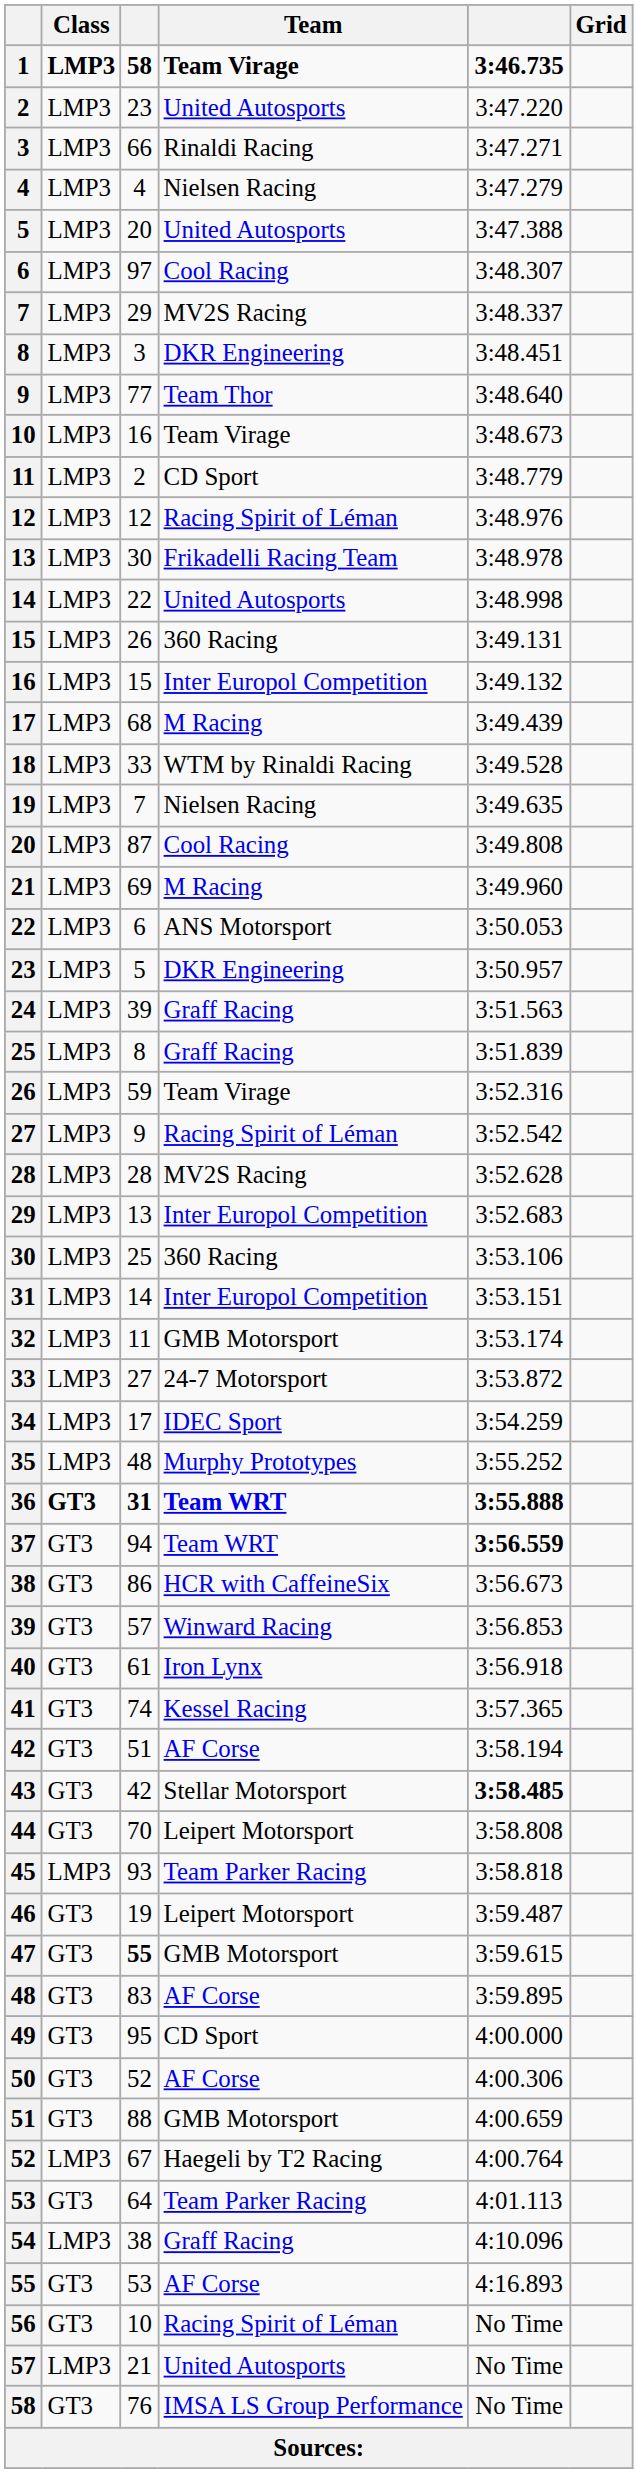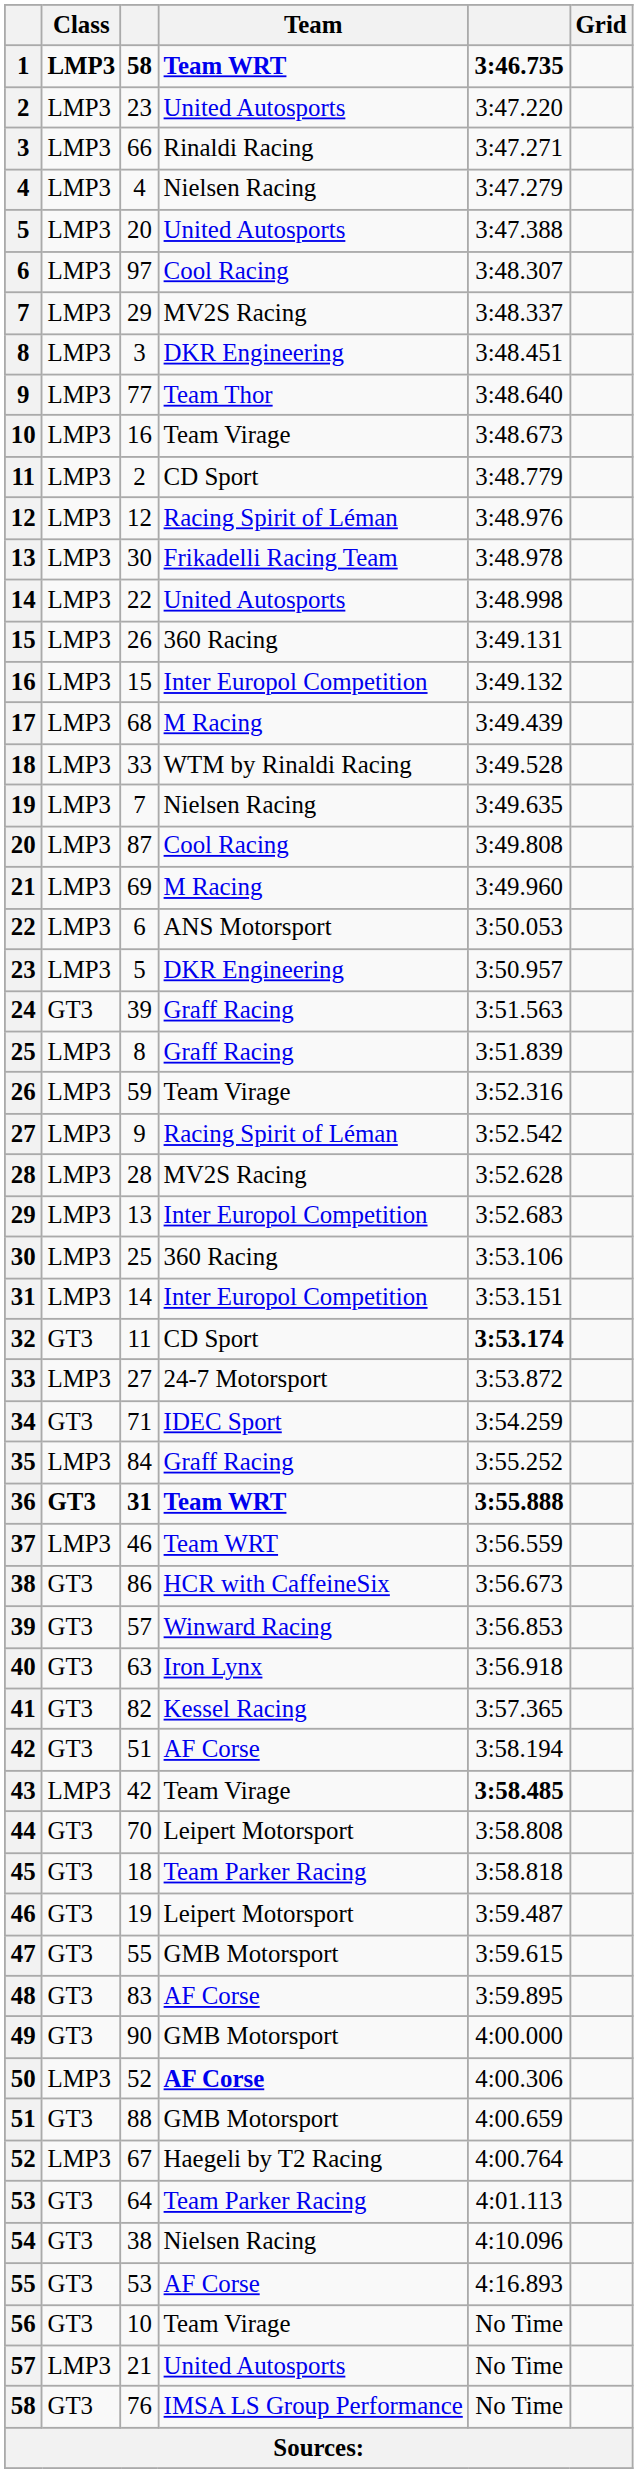(231, 65) Team Virage -> (225, 65) Team WRT
(79, 1010) LMP3 -> (70, 1010) GT3
(79, 1338) LMP3 -> (70, 1338) GT3
(251, 1338) GMB Motorsport -> (211, 1338) CD Sport
(519, 1338) normal -> (519, 1338) bold
(79, 1420) LMP3 -> (70, 1420) GT3
(139, 1420) 17 -> (139, 1420) 71
(139, 1461) 48 -> (139, 1461) 84
(260, 1461) Murphy Prototypes -> (229, 1461) Graff Racing
(70, 1543) GT3 -> (79, 1543) LMP3
(139, 1543) 94 -> (139, 1543) 46
(519, 1543) bold -> (519, 1543) normal
(139, 1667) 61 -> (139, 1667) 63
(139, 1708) 74 -> (139, 1708) 82
(70, 1790) GT3 -> (79, 1790) LMP3
(255, 1790) Stellar Motorsport -> (227, 1790) Team Virage
(79, 1872) LMP3 -> (70, 1872) GT3
(139, 1872) 93 -> (139, 1872) 18
(139, 1954) bold -> (139, 1954) normal
(139, 2036) 95 -> (139, 2036) 90
(211, 2036) CD Sport -> (251, 2036) GMB Motorsport
(70, 2077) GT3 -> (79, 2077) LMP3
(212, 2077) normal -> (214, 2077) bold
(79, 2241) LMP3 -> (70, 2241) GT3
(229, 2241) Graff Racing -> (240, 2241) Nielsen Racing
(281, 2324) Racing Spirit of Léman -> (227, 2324) Team Virage
